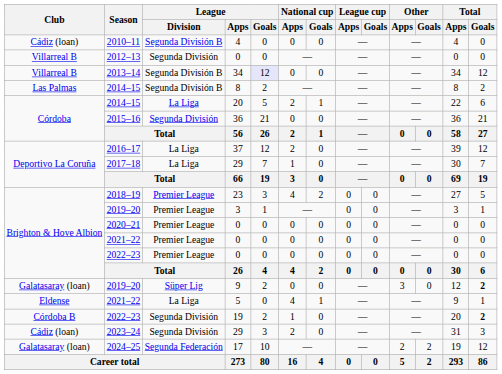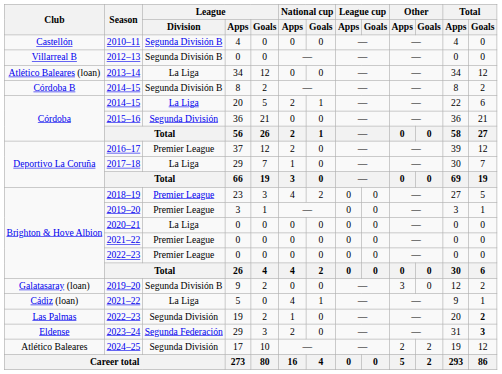(54, 42) Cádiz (loan) -> (54, 42) Castellón
(184, 57) Segunda División -> (184, 57) Segunda División B
(54, 73) Villarreal B -> (54, 73) Atlético Baleares (loan)
(184, 73) Segunda División B -> (184, 73) La Liga
(265, 73) lavender background -> (265, 73) no background
(54, 88) Las Palmas -> (54, 88) Córdoba B
(184, 149) La Liga -> (184, 149) Premier League
(184, 225) Premier League -> (184, 225) La Liga
(184, 286) Süper Lig -> (184, 286) Segunda División B
(483, 286) bold -> (483, 286) normal
(54, 301) Eldense -> (54, 301) Cádiz (loan)
(54, 316) Córdoba B -> (54, 316) Las Palmas
(54, 331) Cádiz (loan) -> (54, 331) Eldense
(184, 331) Segunda División -> (184, 331) Segunda Federación
(483, 331) normal -> (483, 331) bold
(54, 347) Galatasaray (loan) -> (54, 347) Atlético Baleares
(184, 347) Segunda Federación -> (184, 347) Segunda División
